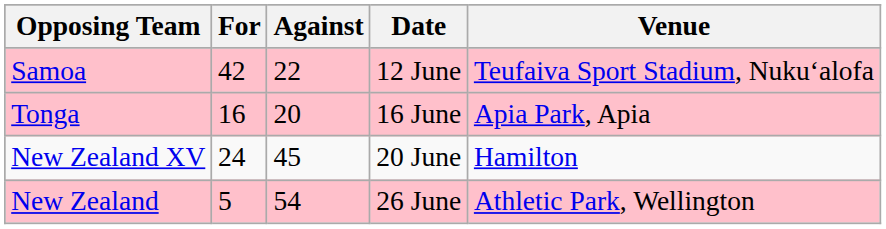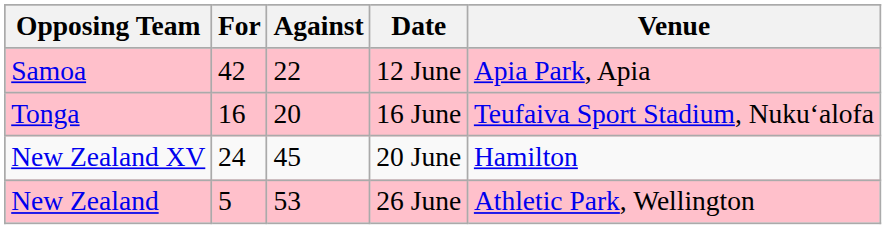(674, 69) Teufaiva Sport Stadium, Nukuʻalofa -> (562, 69) Apia Park, Apia
(562, 113) Apia Park, Apia -> (674, 113) Teufaiva Sport Stadium, Nukuʻalofa
(287, 200) 54 -> (287, 200) 53
